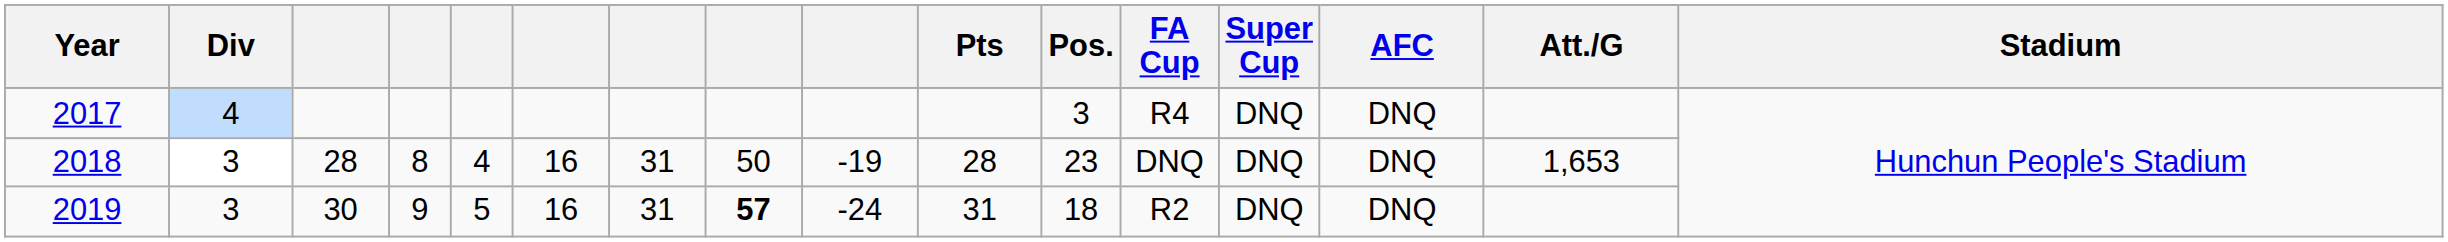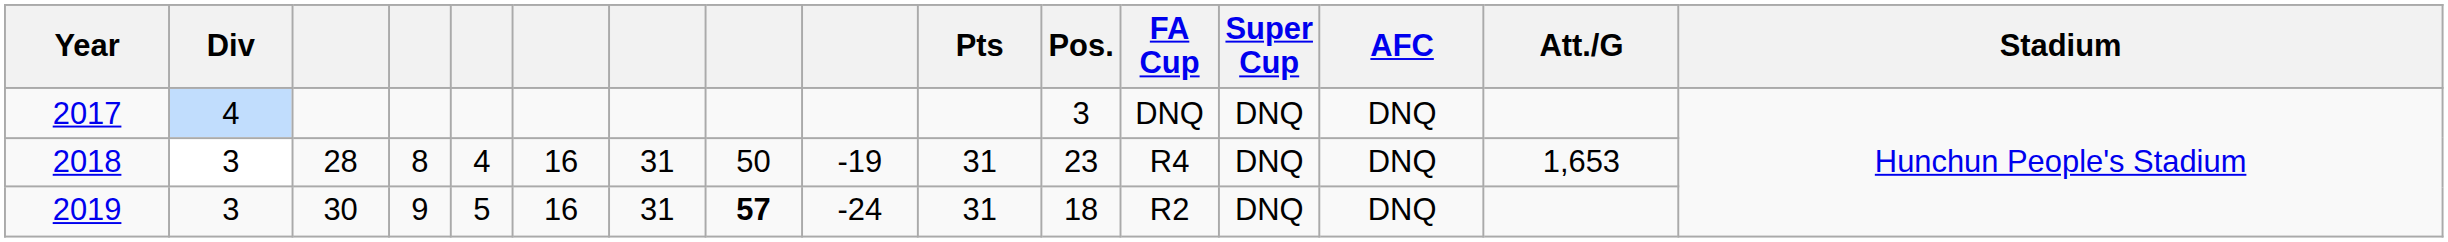(1170, 112) R4 -> (1170, 112) DNQ
(980, 161) 28 -> (980, 161) 31
(1170, 161) DNQ -> (1170, 161) R4
